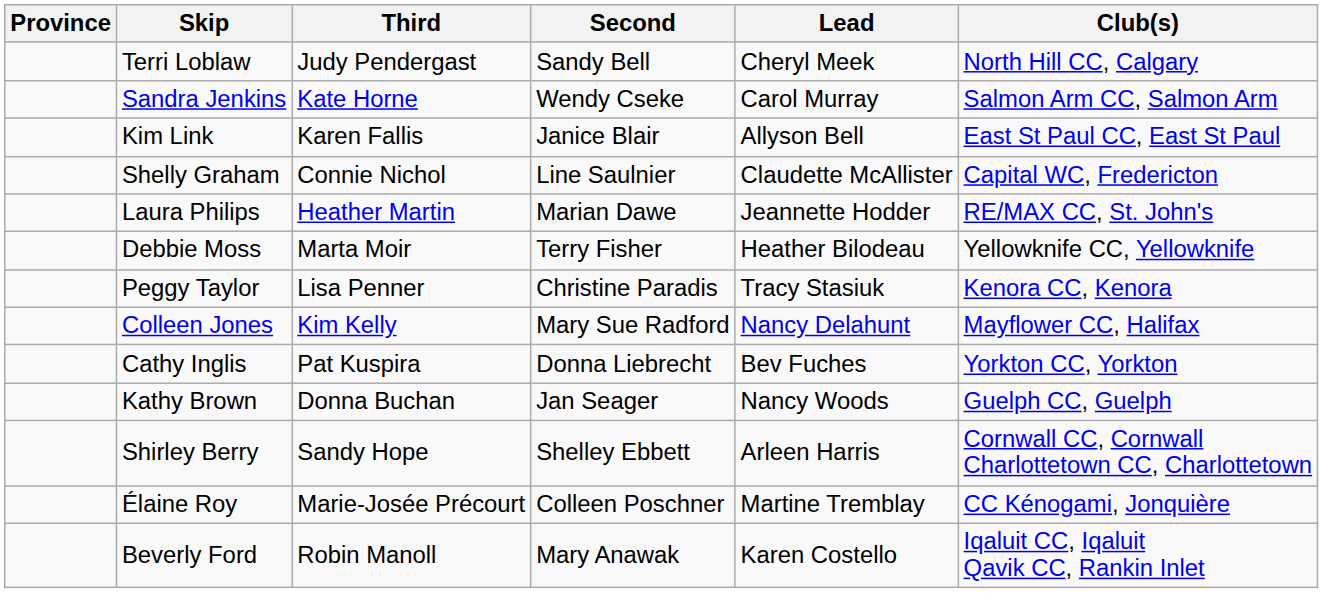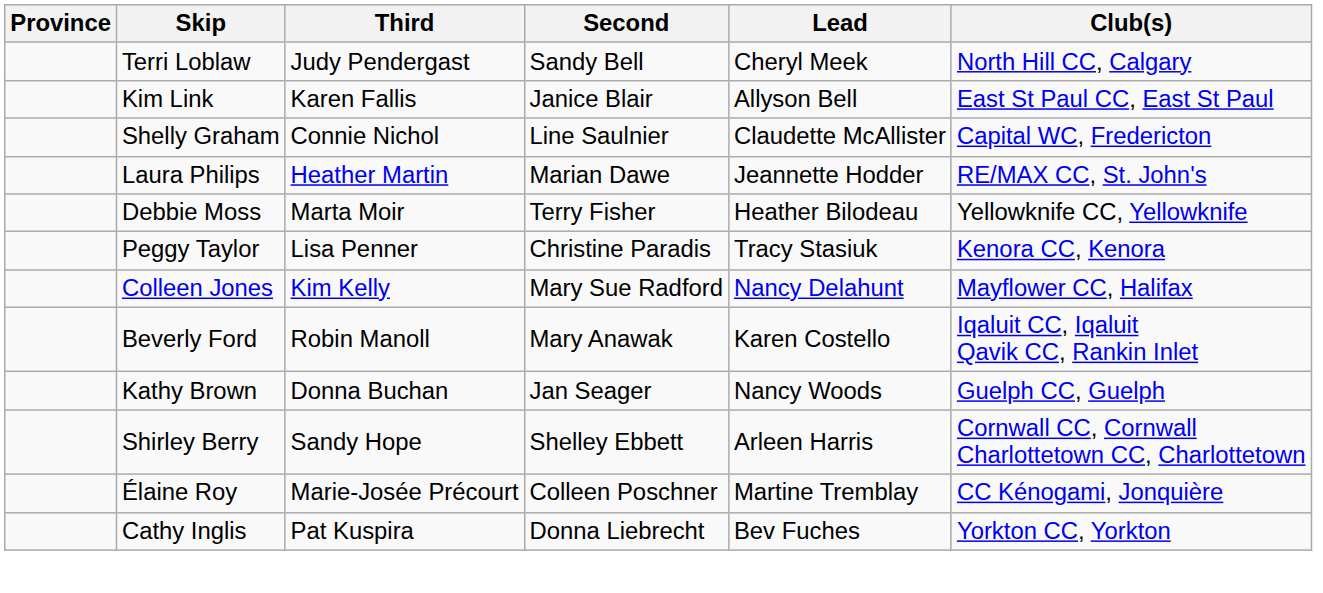- row: (204, 99)
rows swapped: (190, 555) <-> (184, 363)
